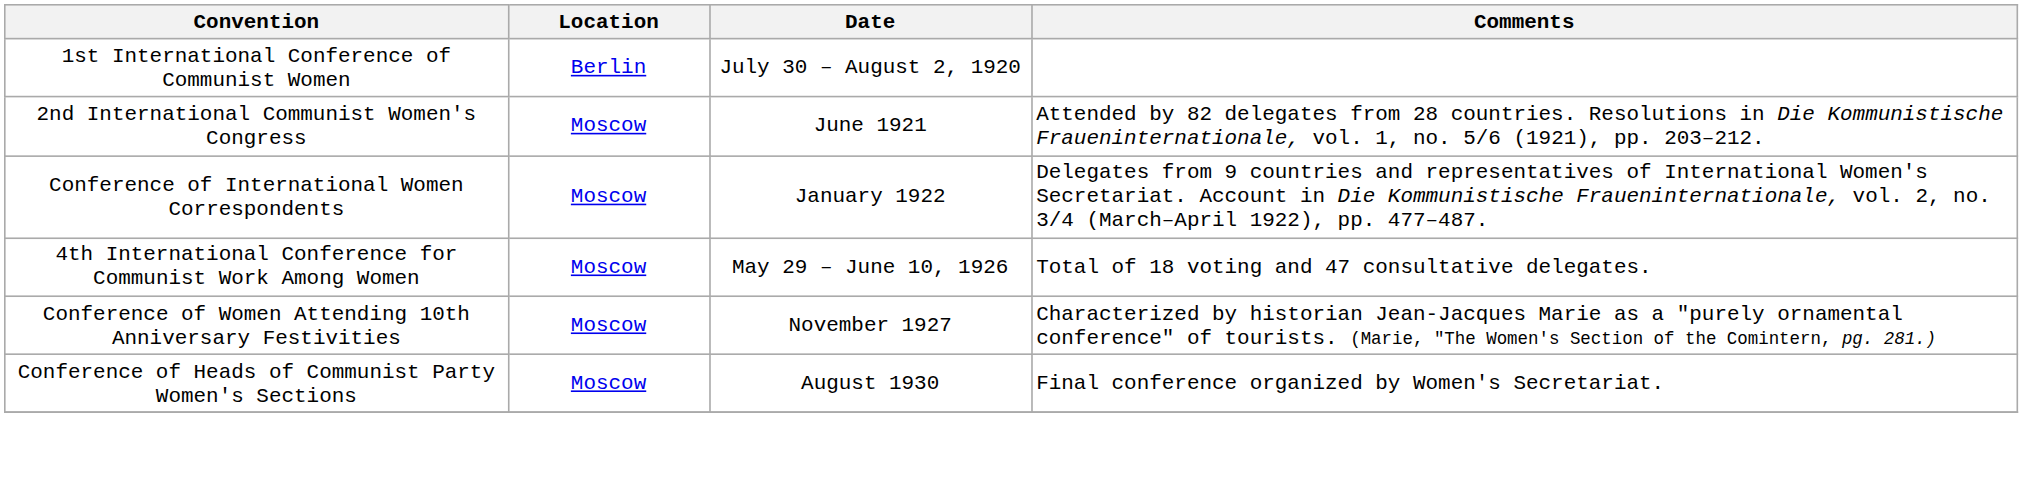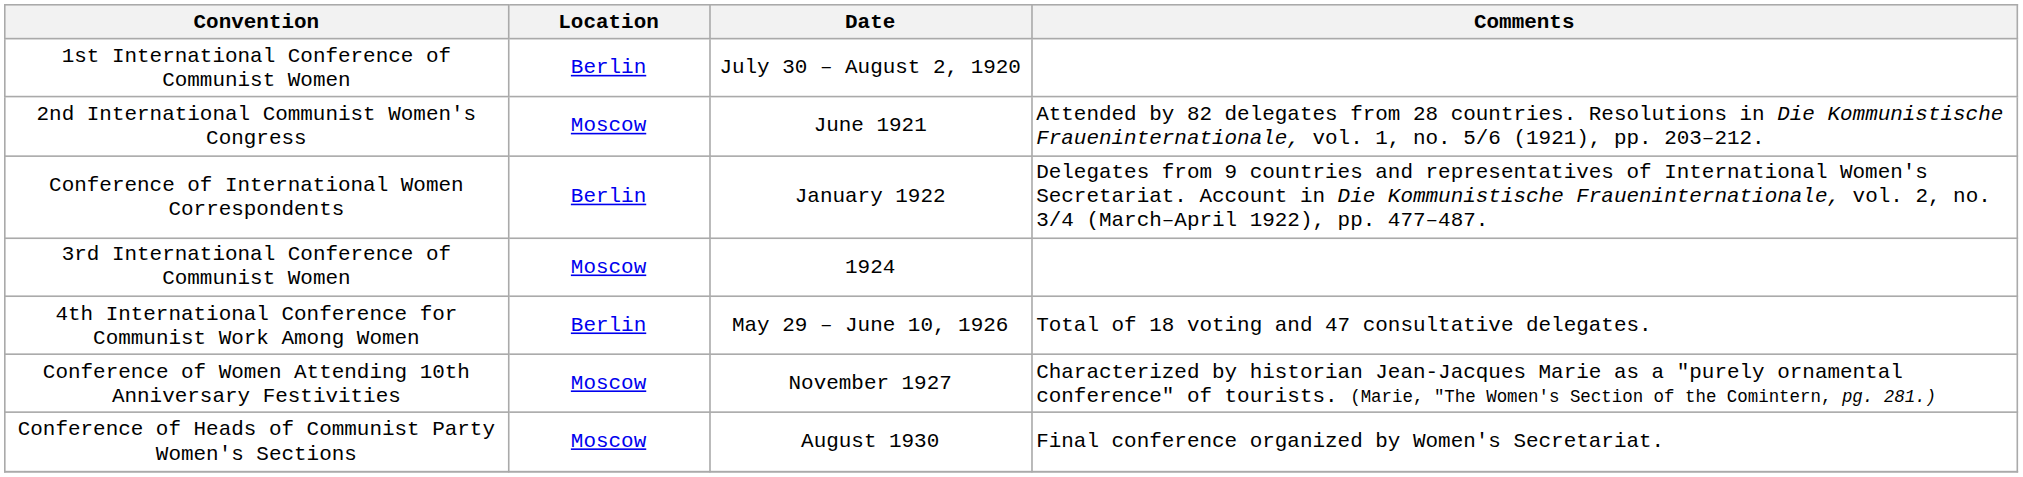(609, 197) Moscow -> (609, 197) Berlin
+ row: (256, 267)
(609, 267) Moscow -> (609, 325) Berlin
